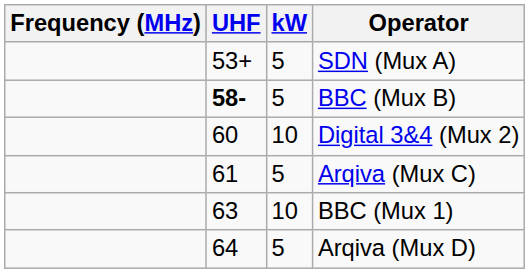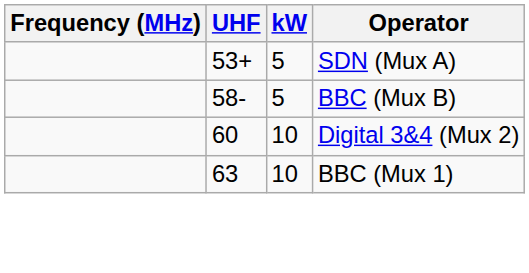(229, 98) bold -> (229, 98) normal
- row: (397, 173)
- row: (397, 248)
